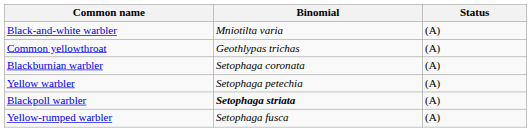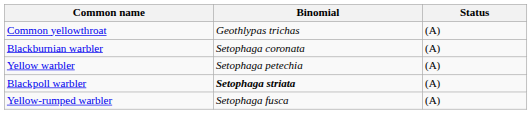- row: (62, 30)
